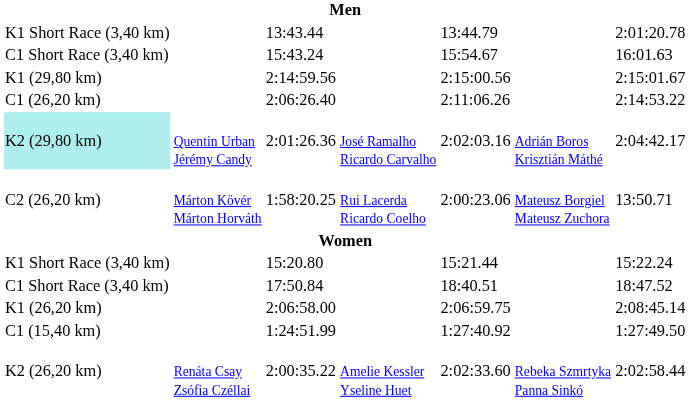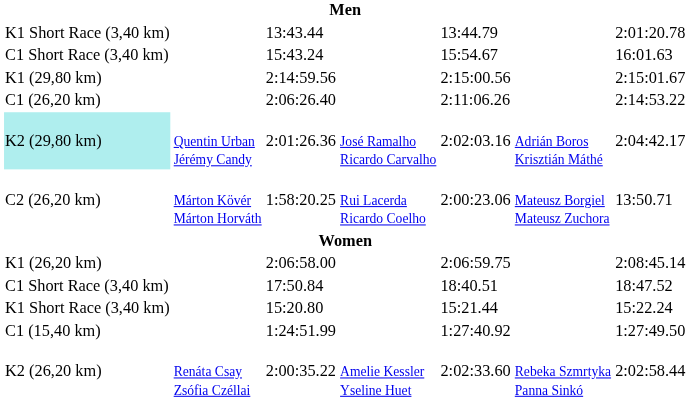rows swapped: (295, 263) <-> (301, 308)
